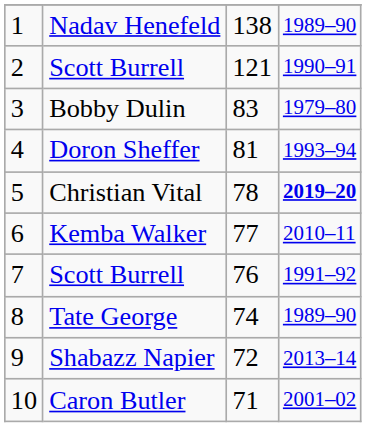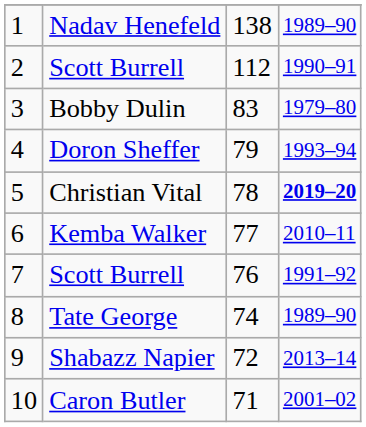(252, 66) 121 -> (252, 66) 112
(246, 150) 81 -> (246, 150) 79
